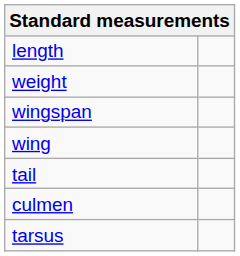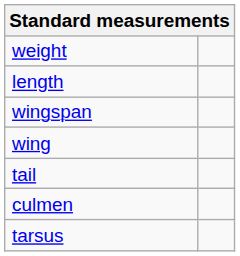rows swapped: (38, 51) <-> (39, 81)
